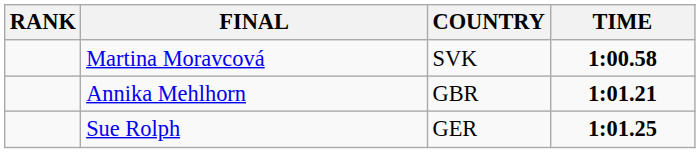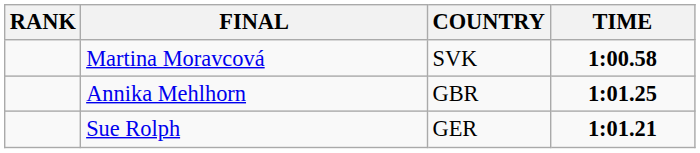(622, 93) 1:01.21 -> (622, 93) 1:01.25
(622, 128) 1:01.25 -> (622, 128) 1:01.21
